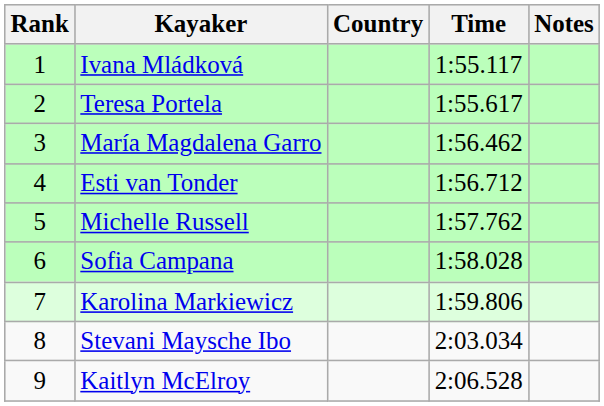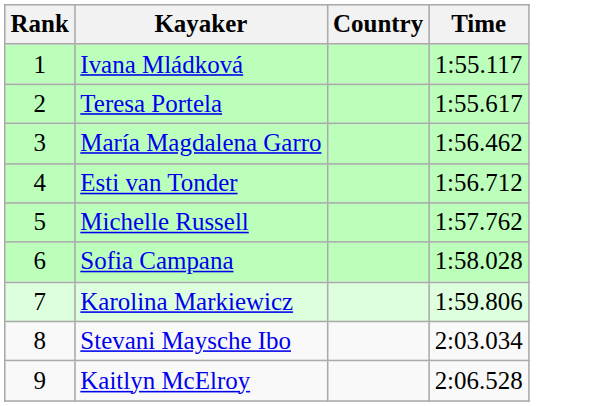- column: (564, 24)
